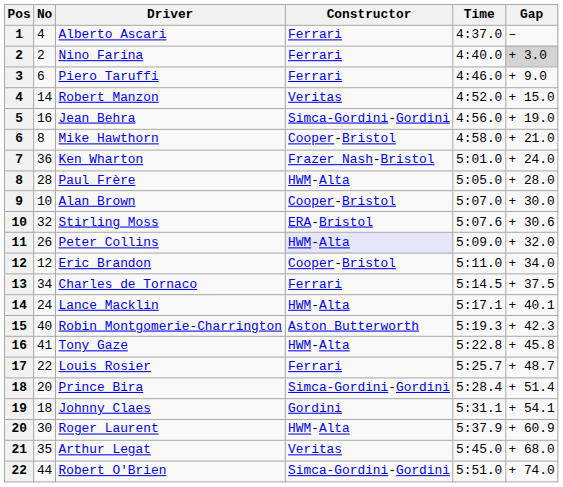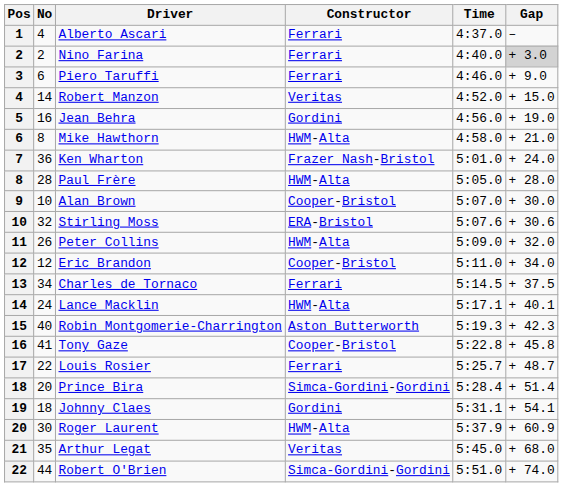(369, 119) Simca-Gordini-Gordini -> (315, 119) Gordini
(342, 140) Cooper-Bristol -> (319, 140) HWM-Alta
(319, 243) lavender background -> (319, 243) no background
(319, 347) HWM-Alta -> (342, 347) Cooper-Bristol
